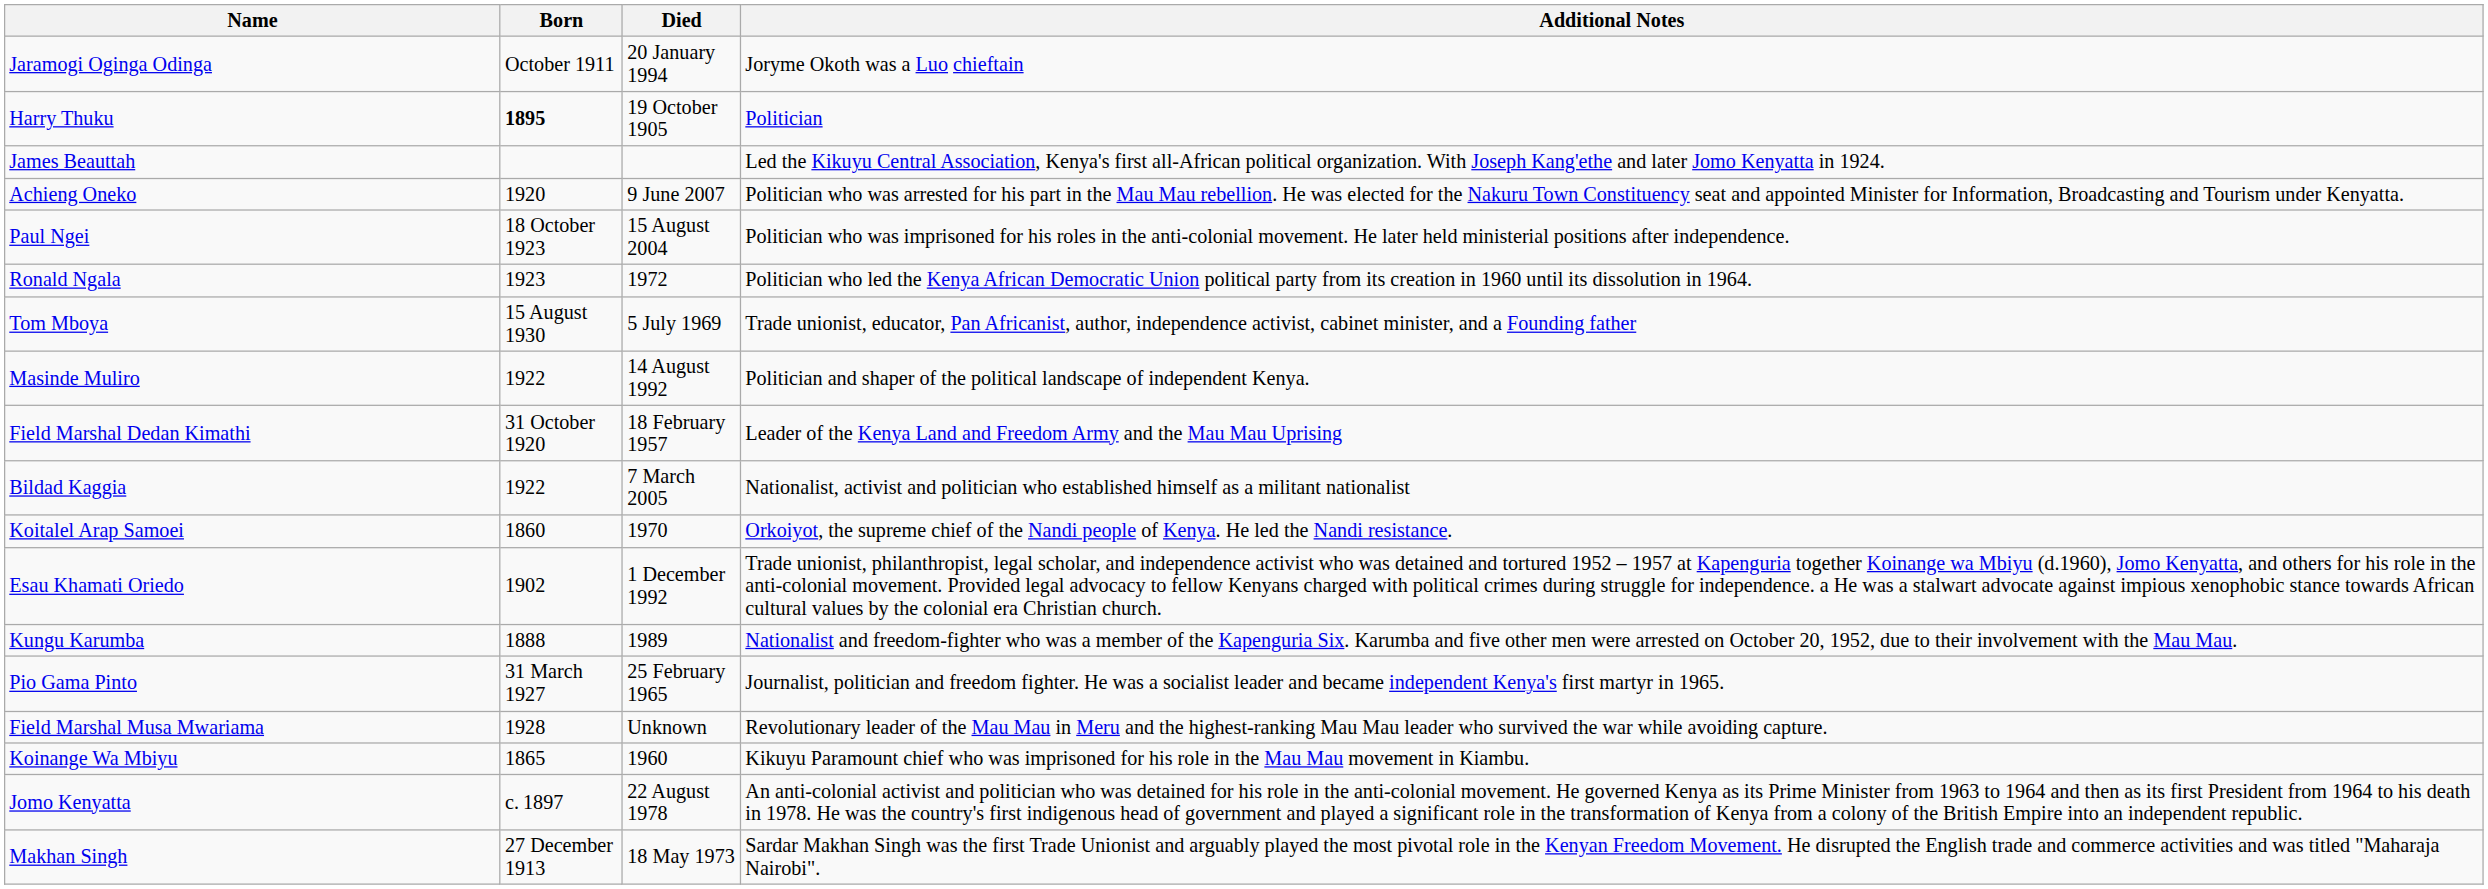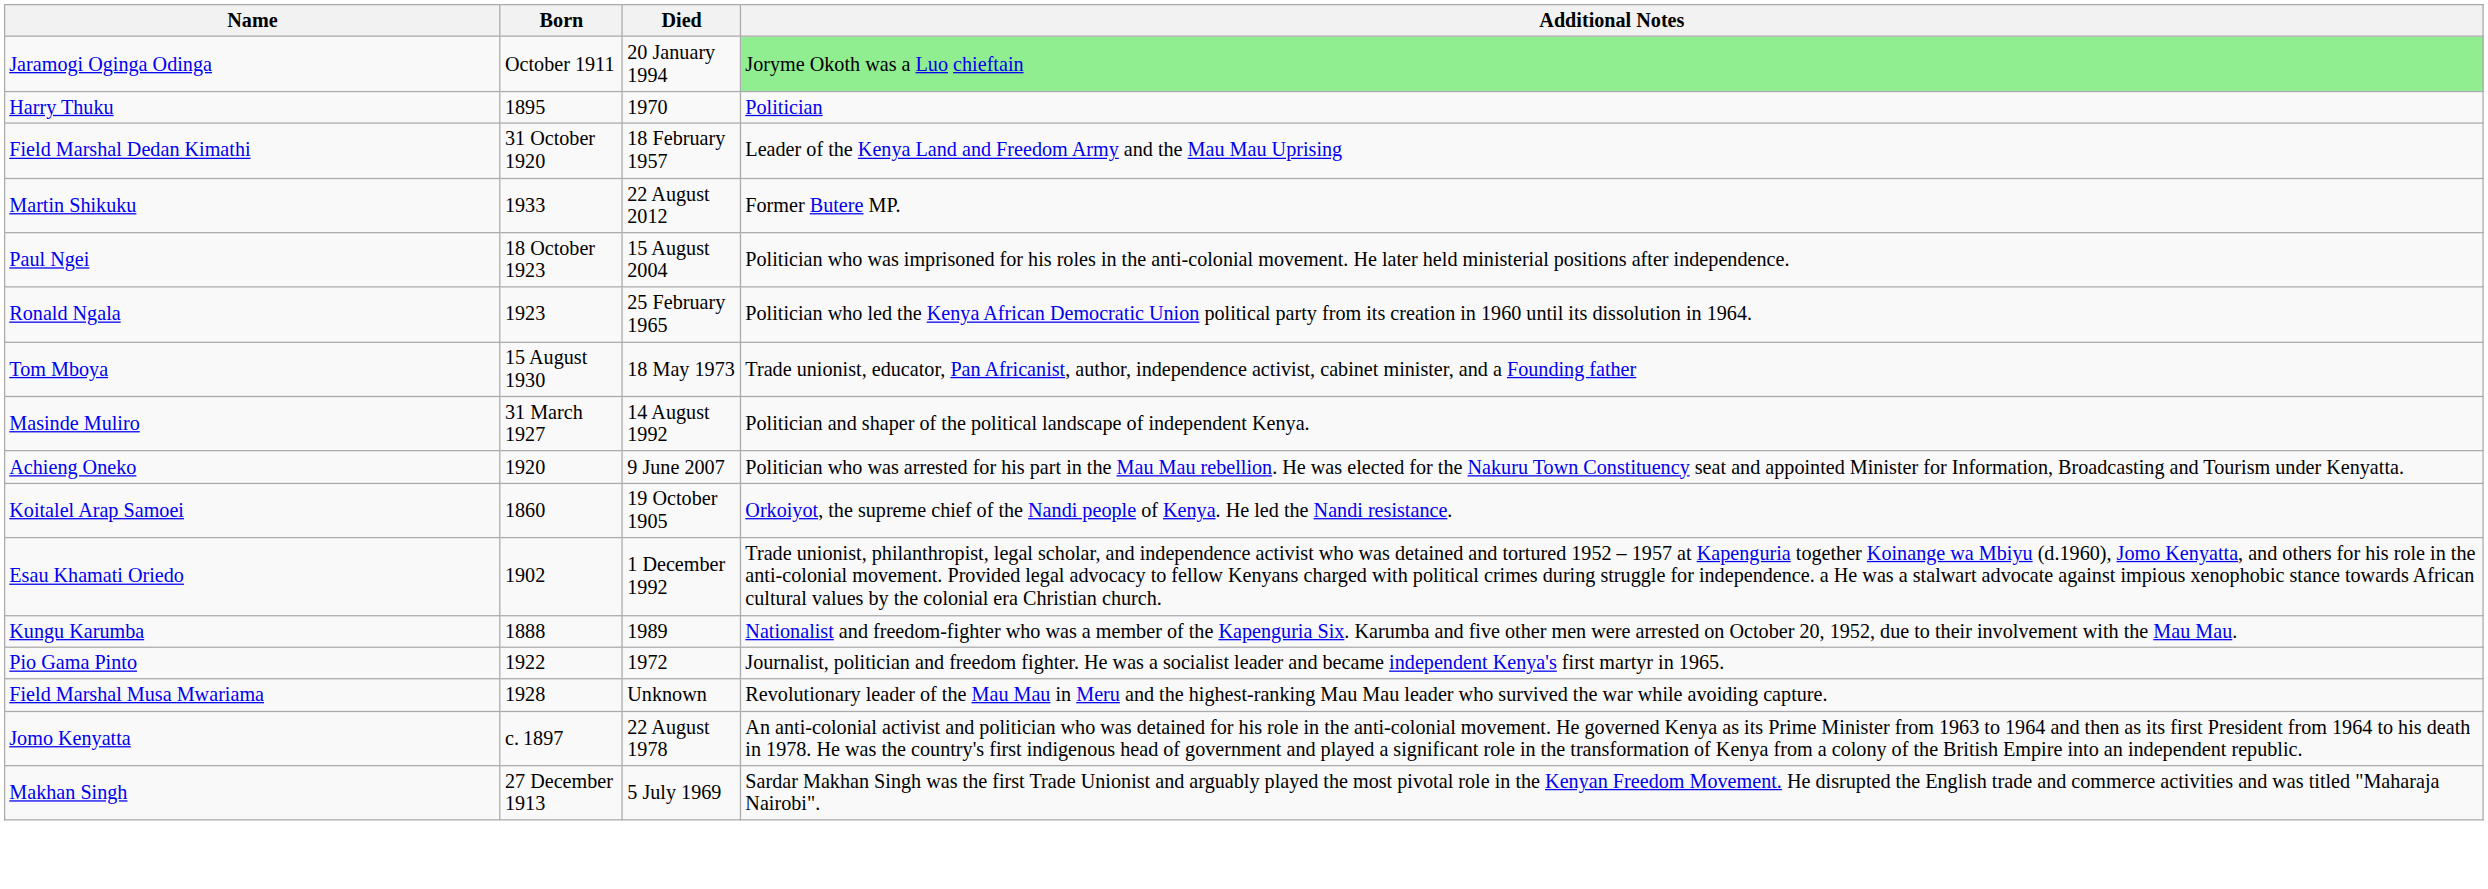(884, 63) no background -> (884, 63) lightgreen background
(525, 118) bold -> (525, 107) normal
(672, 118) 19 October 1905 -> (647, 107) 1970
- row: (72, 161)
rows swapped: (130, 432) <-> (73, 193)
+ row: (73, 205)
(647, 280) 1972 -> (676, 314) 25 February 1965
(674, 323) 5 July 1969 -> (681, 369) 18 May 1973
(525, 378) 1922 -> (544, 423) 31 March 1927
- row: (68, 487)
(647, 530) 1970 -> (672, 510) 19 October 1905
(544, 683) 31 March 1927 -> (525, 662) 1922
(676, 683) 25 February 1965 -> (647, 662) 1972
- row: (93, 758)
(681, 856) 18 May 1973 -> (674, 792) 5 July 1969
